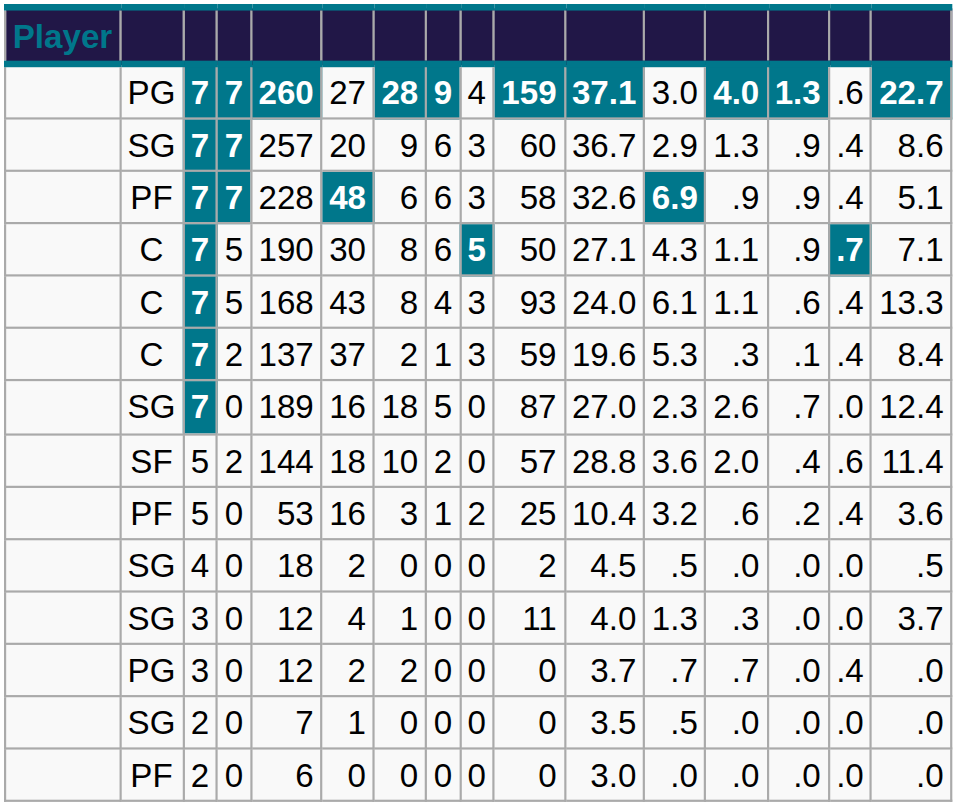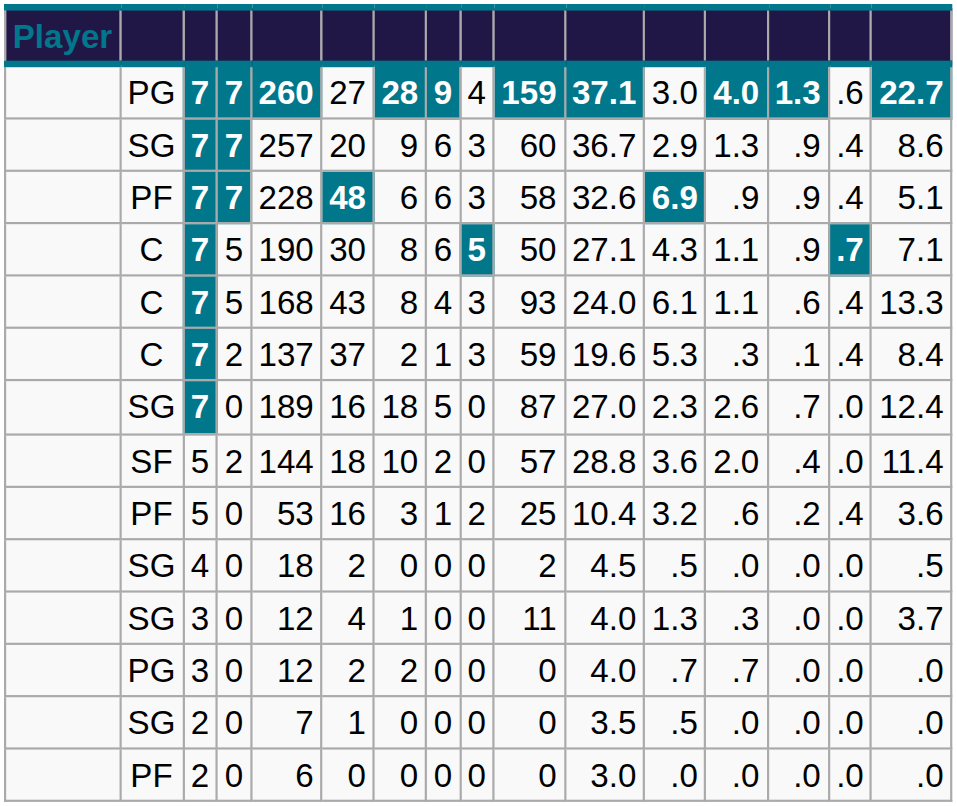(850, 460) .6 -> (850, 460) .0
(613, 670) 3.7 -> (613, 670) 4.0
(850, 670) .4 -> (850, 670) .0
